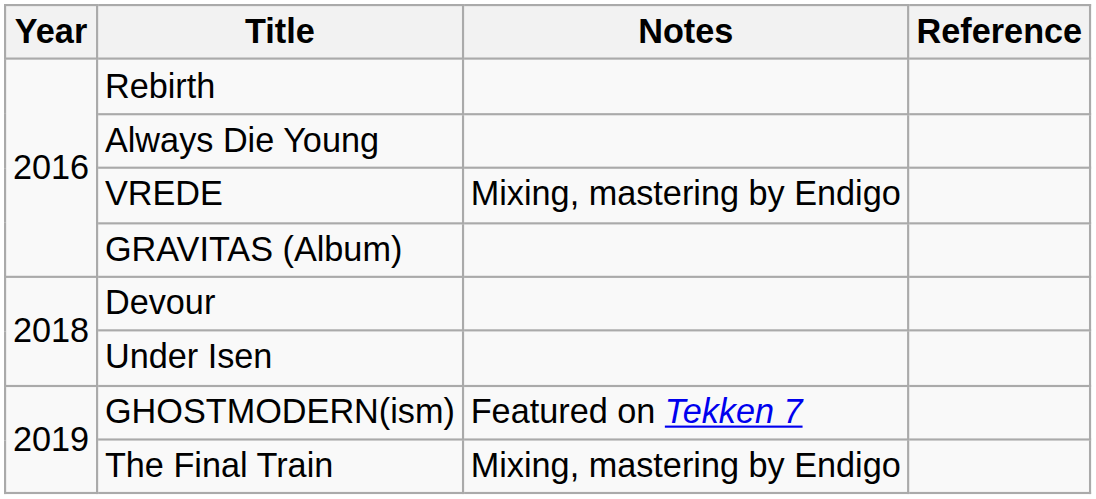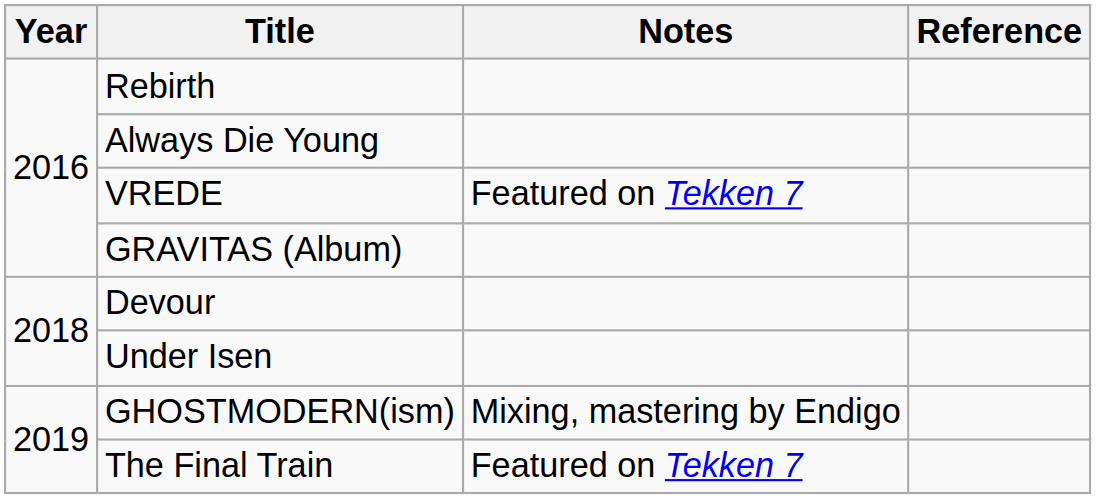(686, 194) Mixing, mastering by Endigo -> (637, 194) Featured on Tekken 7
(637, 411) Featured on Tekken 7 -> (686, 411) Mixing, mastering by Endigo
(686, 466) Mixing, mastering by Endigo -> (637, 466) Featured on Tekken 7
